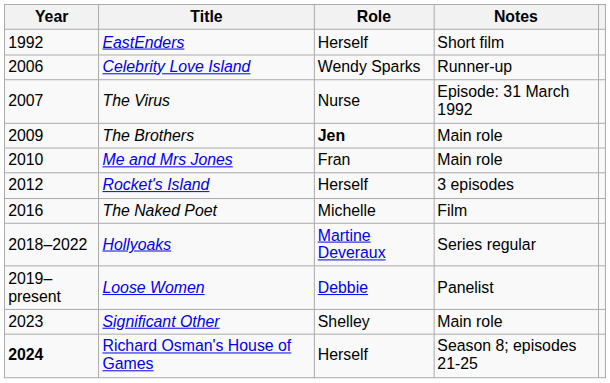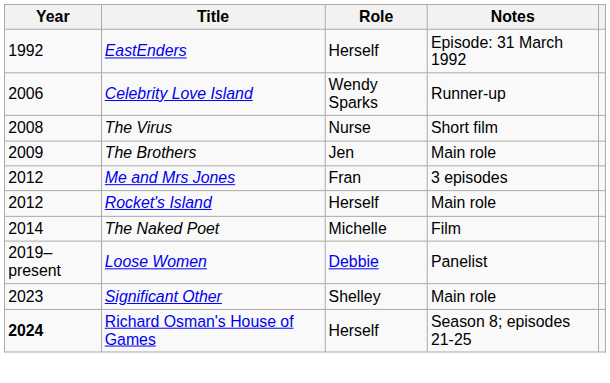(471, 42) Short film -> (497, 51) Episode: 31 March 1992
(26, 101) 2007 -> (26, 128) 2008
(503, 101) Episode: 31 March 1992 -> (464, 128) Short film
(331, 135) bold -> (341, 153) normal
(26, 160) 2010 -> (26, 178) 2012
(470, 160) Main role -> (469, 178) 3 episodes
(476, 185) 3 episodes -> (464, 203) Main role
(26, 210) 2016 -> (26, 228) 2014
- row: (137, 244)
